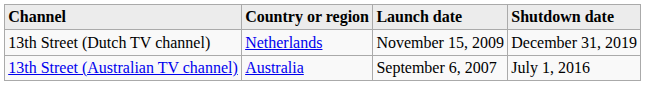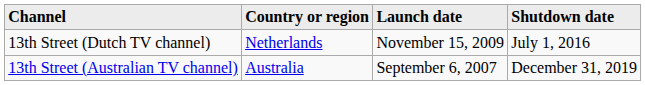(574, 42) December 31, 2019 -> (551, 42) July 1, 2016
(551, 67) July 1, 2016 -> (574, 67) December 31, 2019
